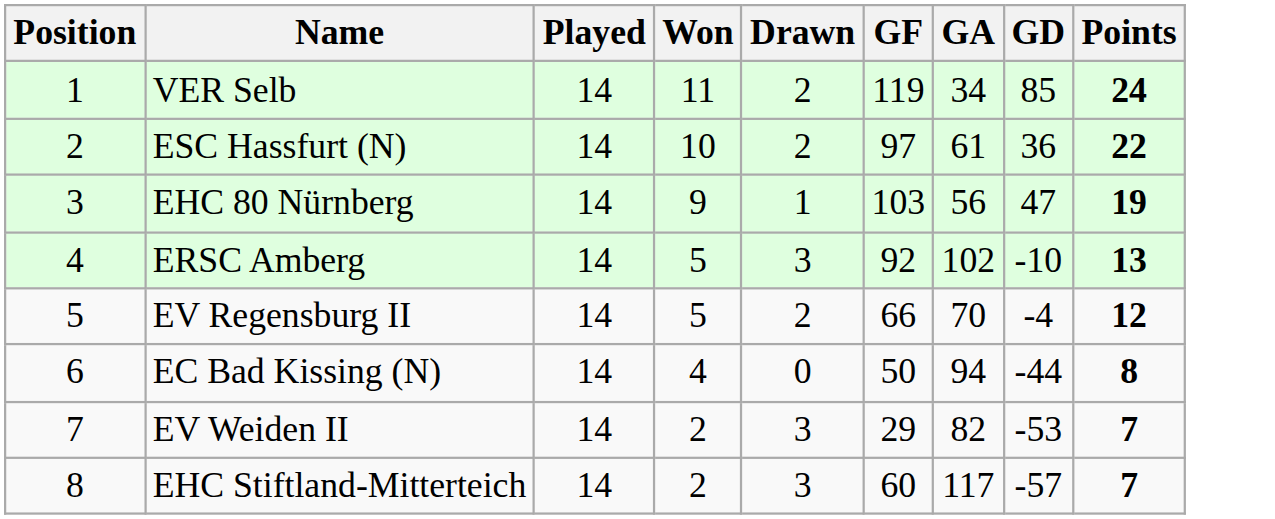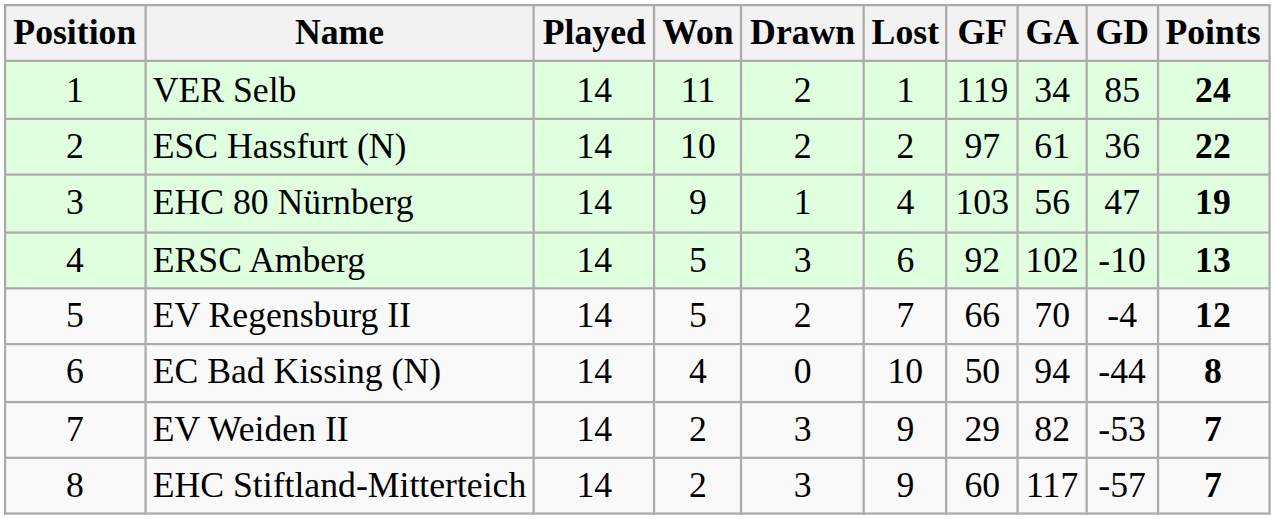+ column: (905, 32)
